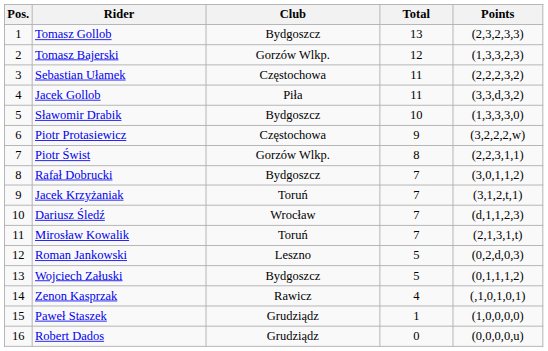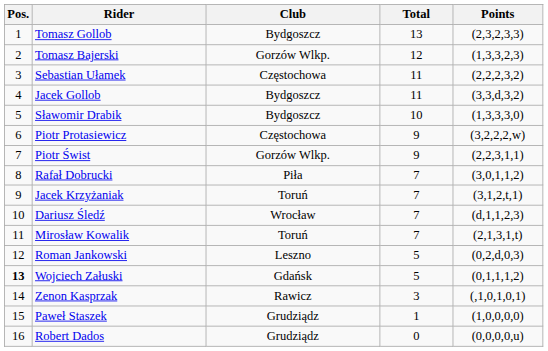(293, 94) Piła -> (293, 94) Bydgoszcz
(416, 155) 8 -> (416, 155) 9
(293, 175) Bydgoszcz -> (293, 175) Piła
(18, 275) normal -> (18, 275) bold
(293, 275) Bydgoszcz -> (293, 275) Gdańsk
(416, 295) 4 -> (416, 295) 3
